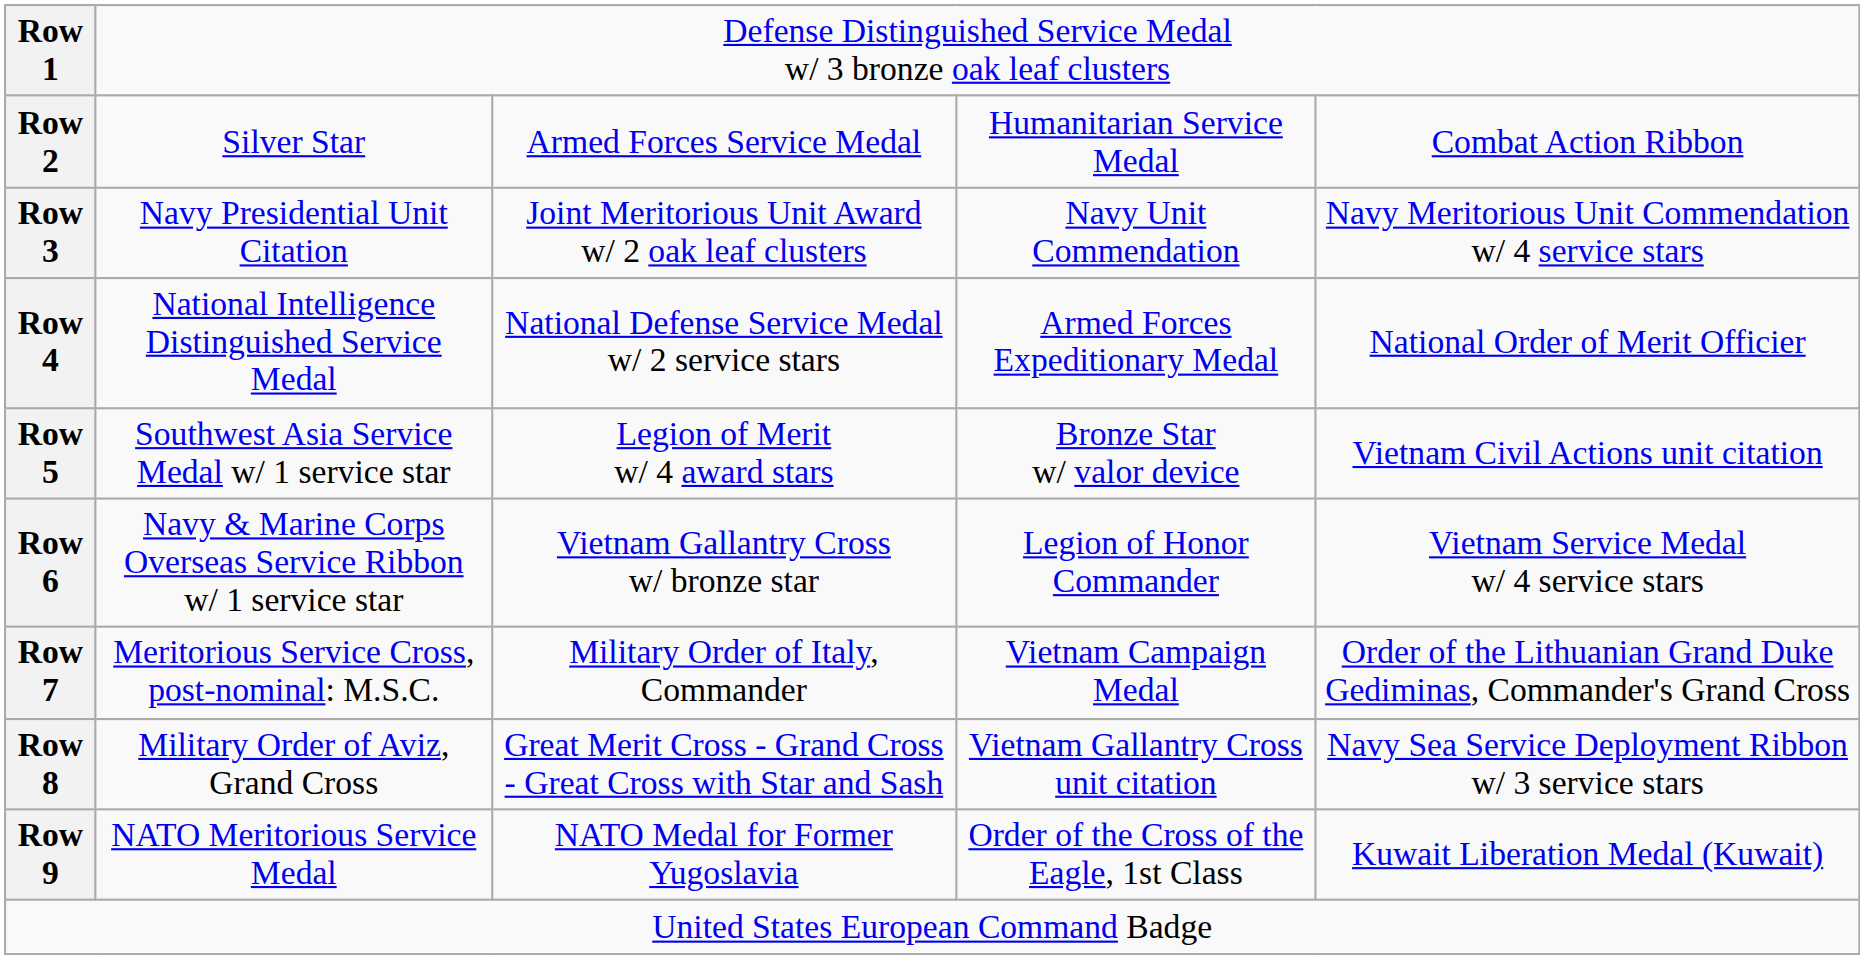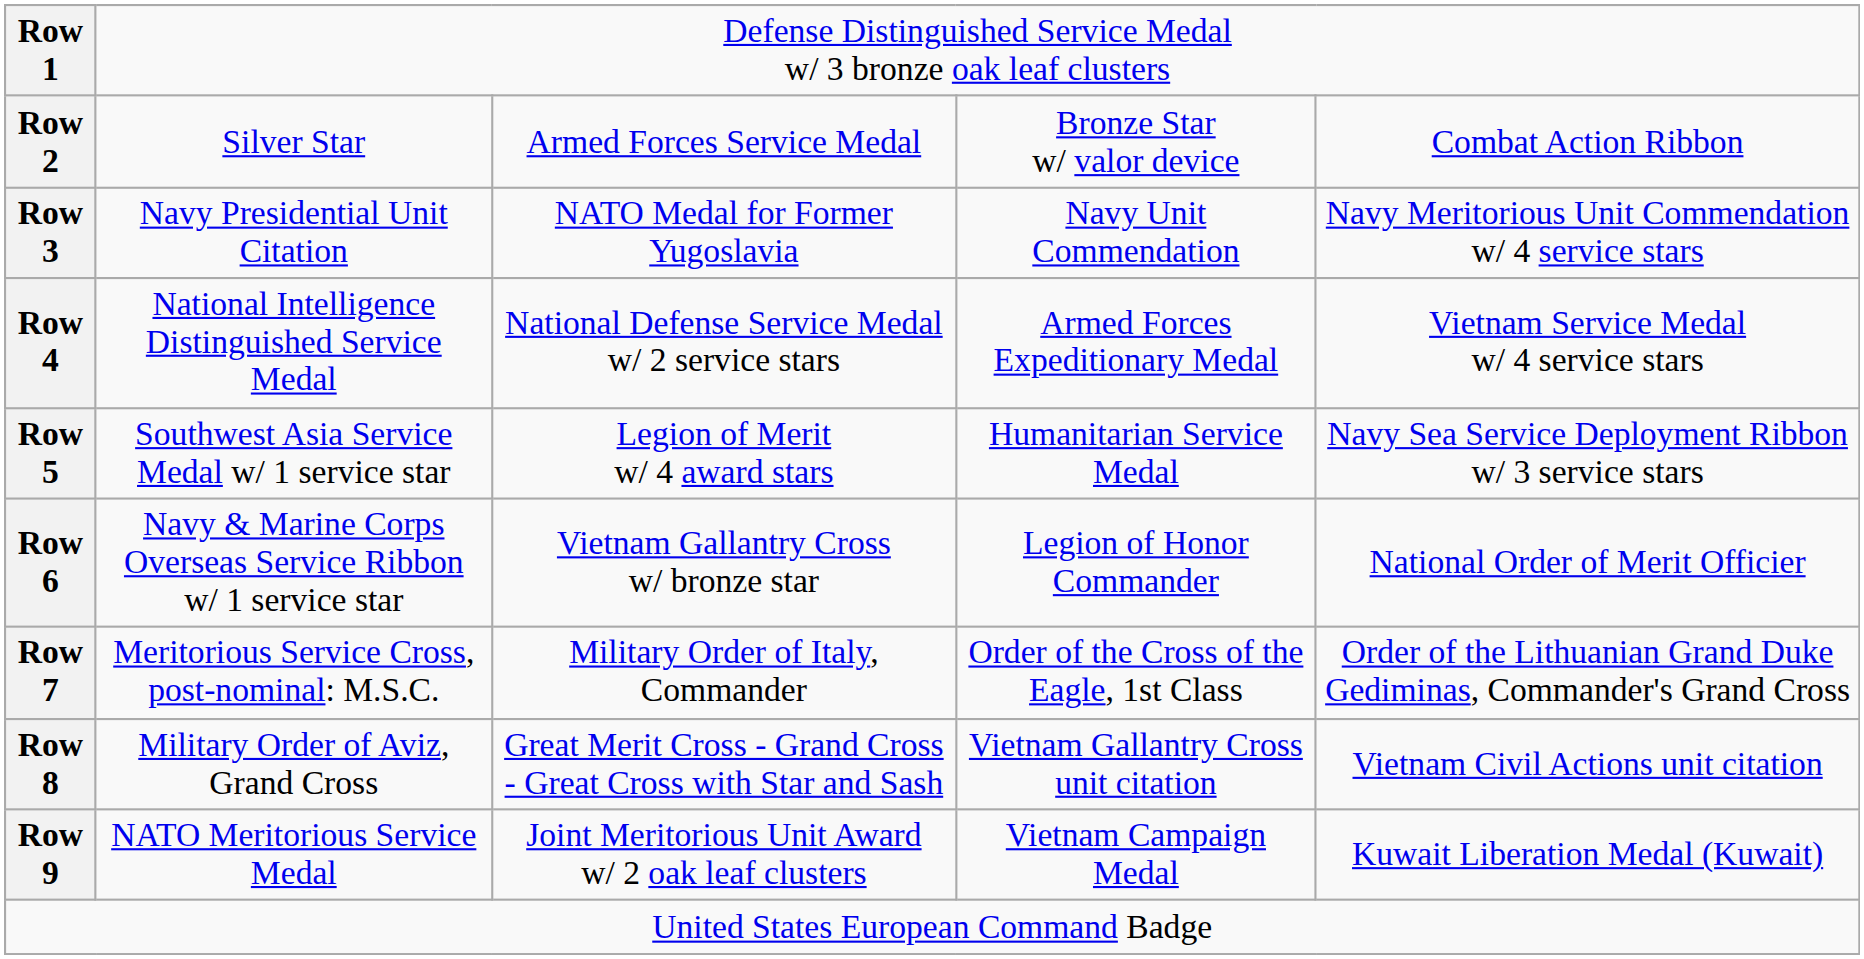(1136, 141) Humanitarian Service Medal -> (1136, 141) Bronze Star w/ valor device
(724, 232) Joint Meritorious Unit Award w/ 2 oak leaf clusters -> (724, 232) NATO Medal for Former Yugoslavia
(1588, 342) National Order of Merit Officier -> (1588, 342) Vietnam Service Medal w/ 4 service stars
(1136, 452) Bronze Star w/ valor device -> (1136, 452) Humanitarian Service Medal
(1588, 452) Vietnam Civil Actions unit citation -> (1588, 452) Navy Sea Service Deployment Ribbon w/ 3 service stars
(1588, 562) Vietnam Service Medal w/ 4 service stars -> (1588, 562) National Order of Merit Officier
(1136, 672) Vietnam Campaign Medal -> (1136, 672) Order of the Cross of the Eagle, 1st Class
(1588, 763) Navy Sea Service Deployment Ribbon w/ 3 service stars -> (1588, 763) Vietnam Civil Actions unit citation
(724, 854) NATO Medal for Former Yugoslavia -> (724, 854) Joint Meritorious Unit Award w/ 2 oak leaf clusters
(1136, 854) Order of the Cross of the Eagle, 1st Class -> (1136, 854) Vietnam Campaign Medal
